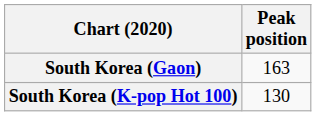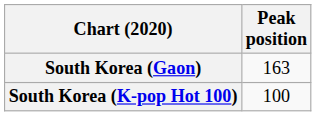(276, 96) 130 -> (276, 96) 100
